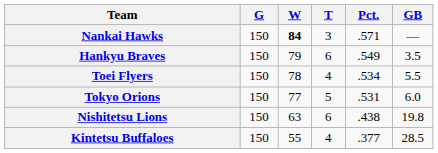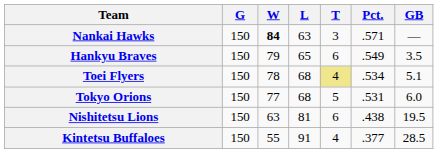+ column: (304, 14)
(328, 76) no background -> (336, 76) khaki background
(413, 76) 5.5 -> (414, 76) 5.1
(413, 117) 19.8 -> (414, 117) 19.5
